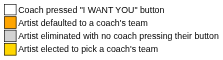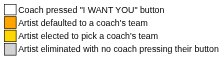rows swapped: (88, 49) <-> (119, 36)
